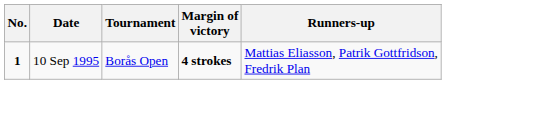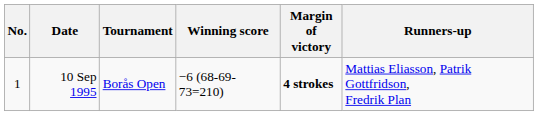+ column: (228, 31)
(17, 60) bold -> (17, 84) normal
